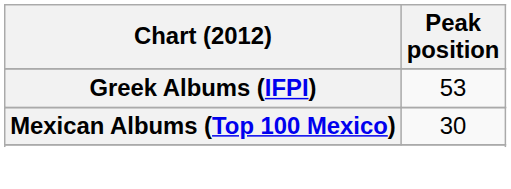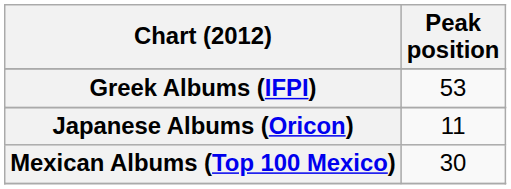+ row: (203, 125)
